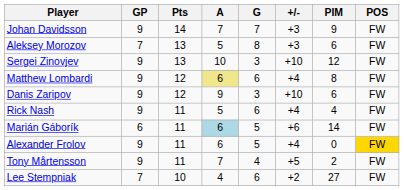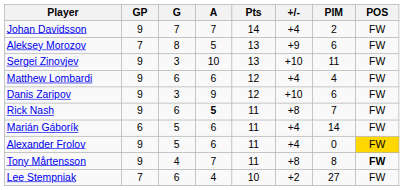columns swapped: (257, 12) <-> (180, 12)
(294, 29) +3 -> (294, 29) +4
(334, 29) 9 -> (334, 29) 2
(294, 45) +3 -> (294, 45) +9
(334, 62) 12 -> (334, 62) 11
(220, 78) khaki background -> (214, 78) no background
(334, 78) 8 -> (334, 78) 4
(220, 111) normal -> (214, 111) bold
(294, 111) +4 -> (294, 111) +8
(334, 111) 4 -> (334, 111) 7
(220, 128) lightblue background -> (214, 128) no background
(294, 128) +6 -> (294, 128) +4
(294, 161) +5 -> (294, 161) +8
(334, 161) 2 -> (334, 161) 8
(377, 161) normal -> (377, 161) bold
